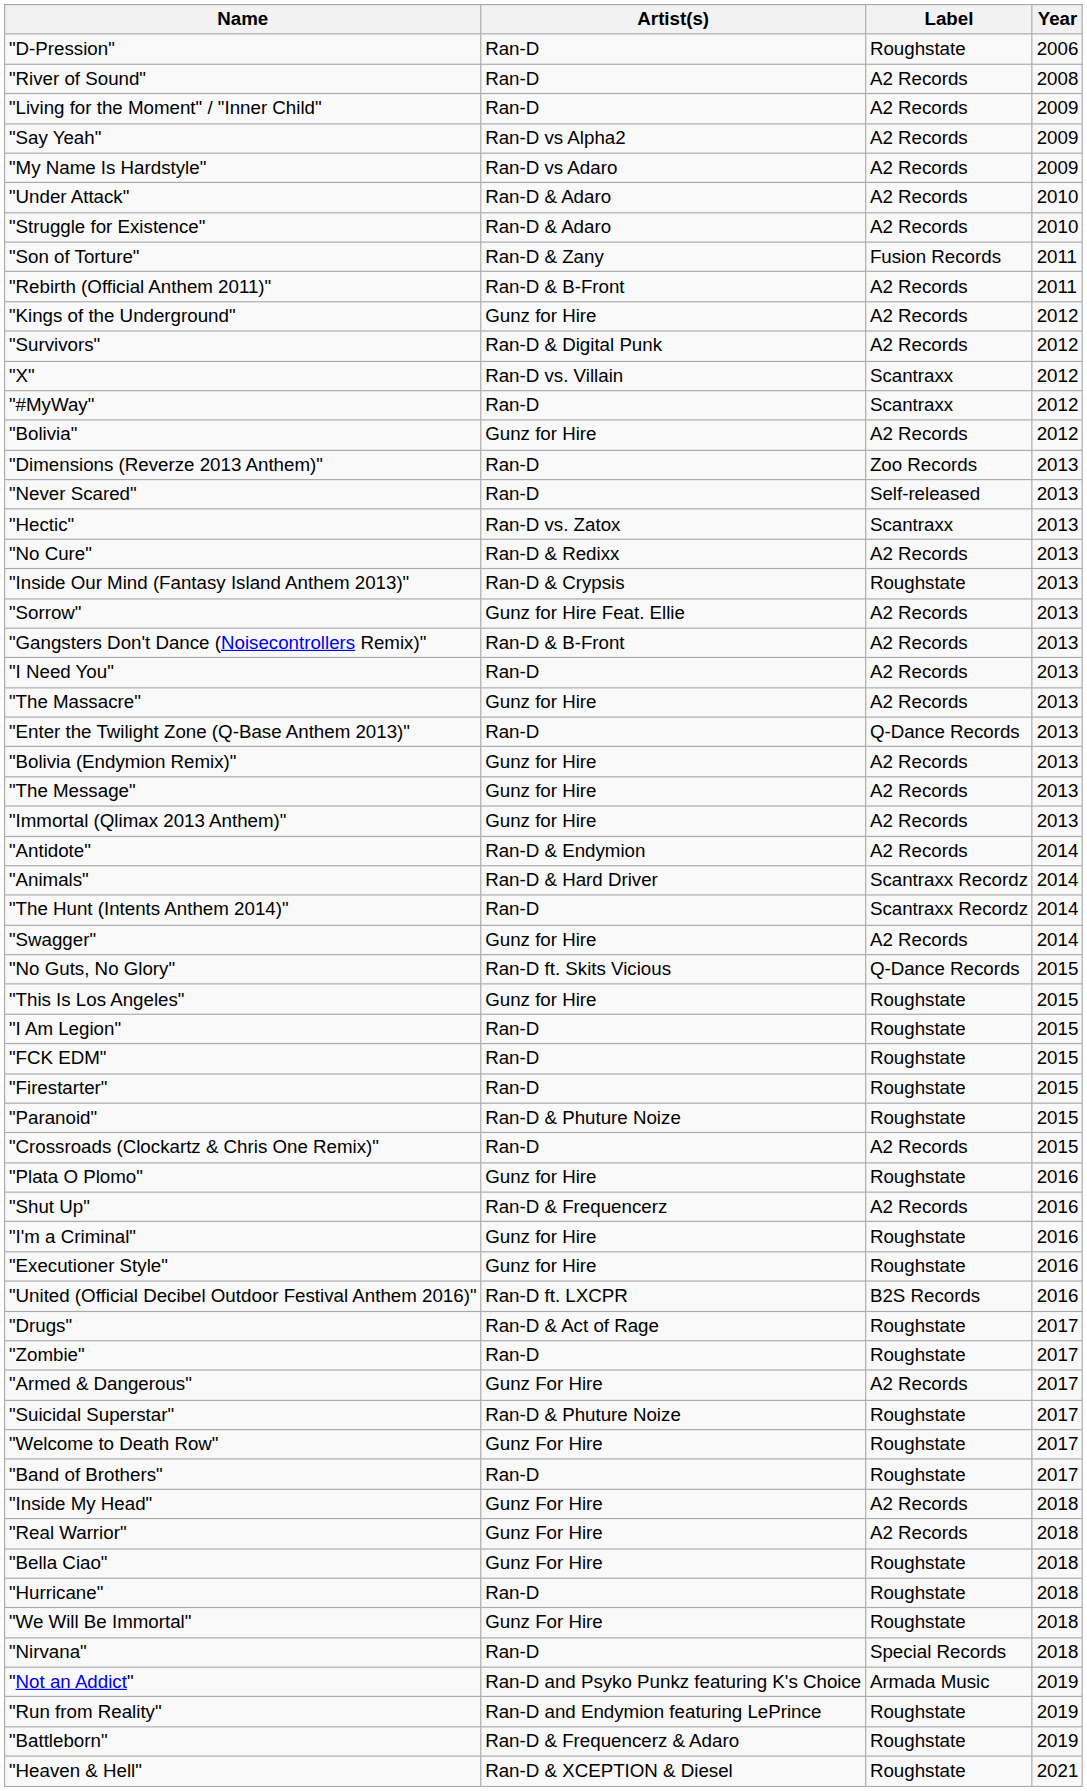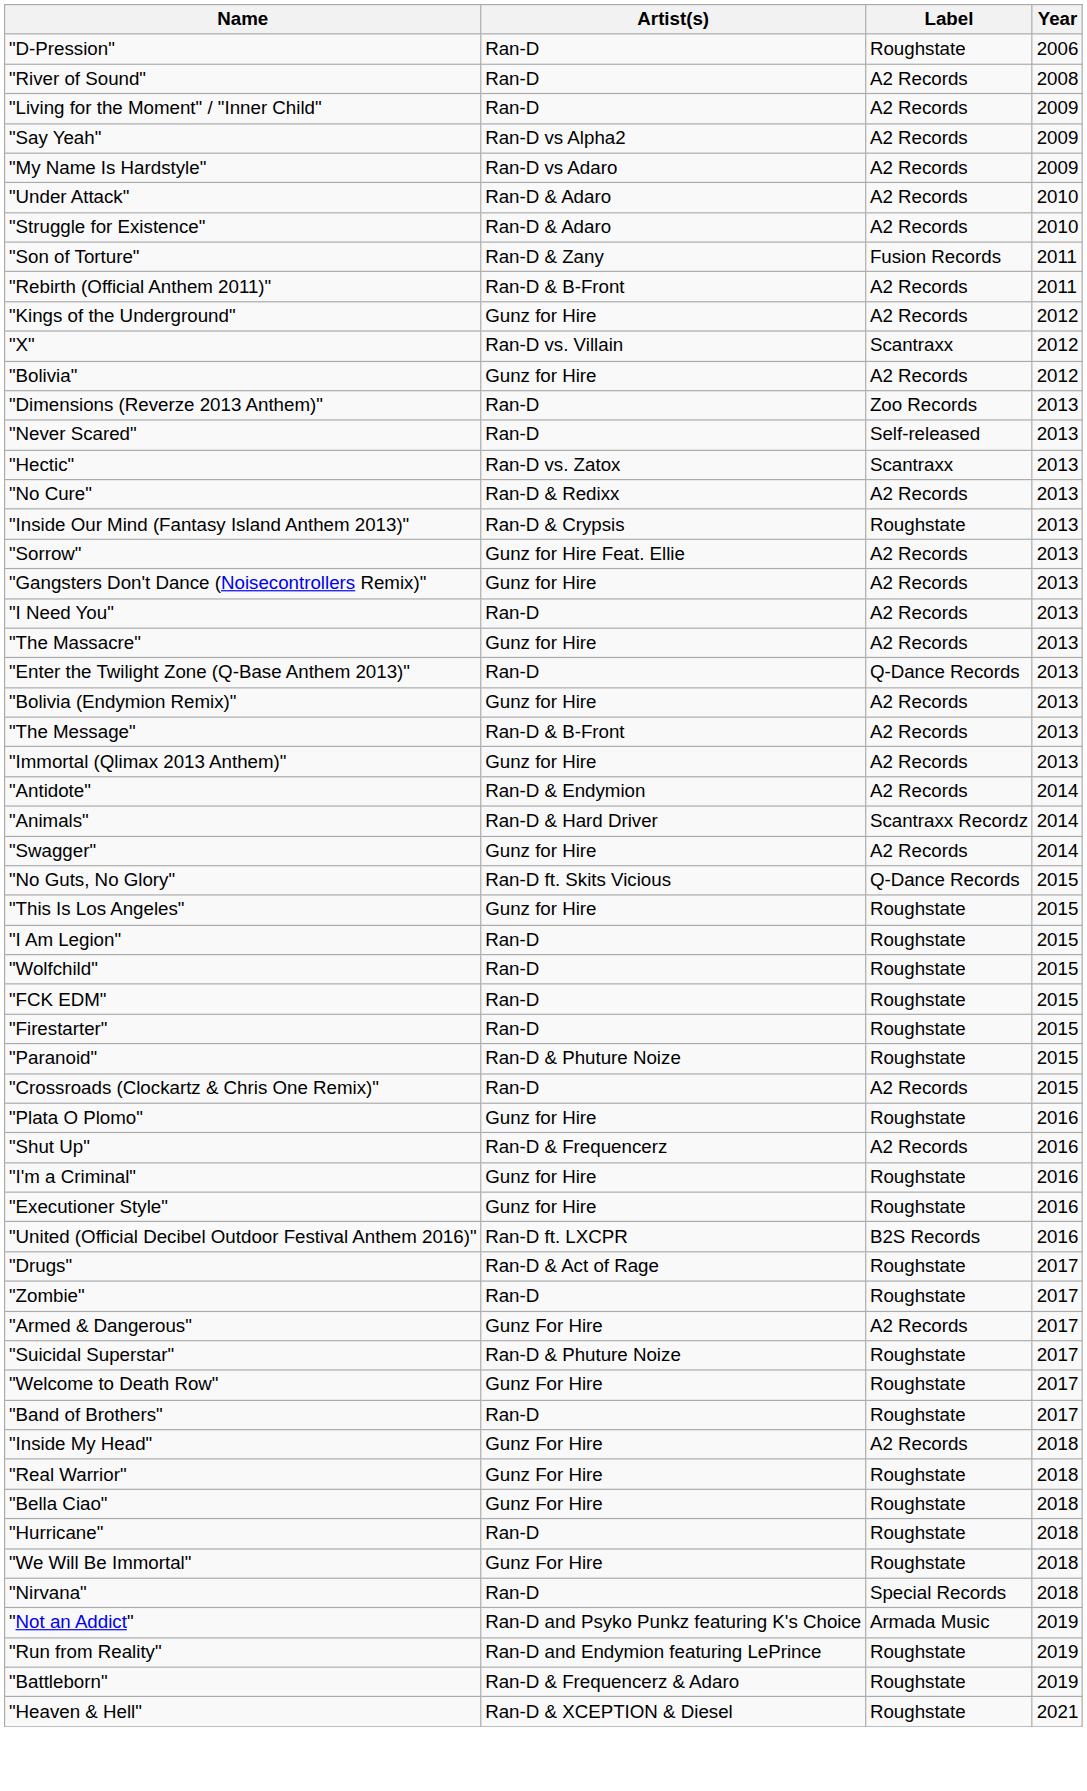- row: (55, 345)
- row: (52, 405)
(555, 642) Ran-D & B-Front -> (541, 583) Gunz for Hire
(541, 791) Gunz for Hire -> (555, 731) Ran-D & B-Front
- row: (149, 910)
+ row: (53, 969)
(919, 1533) A2 Records -> (918, 1474) Roughstate
